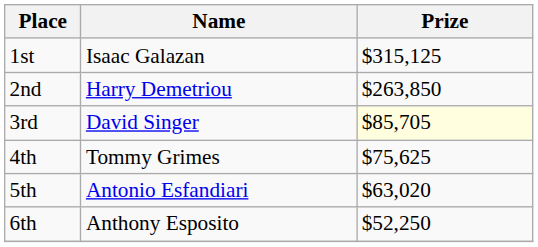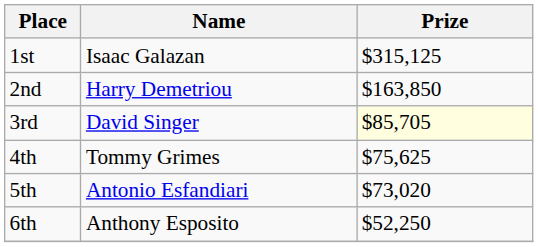(402, 88) $263,850 -> (402, 88) $163,850
(396, 190) $63,020 -> (396, 190) $73,020
